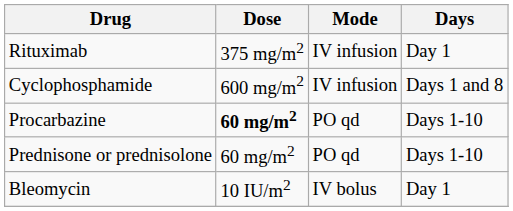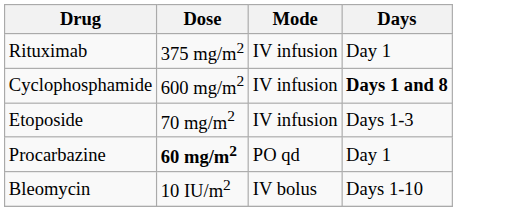(455, 85) normal -> (397, 85) bold
+ row: (46, 120)
(444, 120) Days 1-10 -> (369, 154) Day 1
- row: (110, 154)
(428, 188) Day 1 -> (385, 188) Days 1-10
